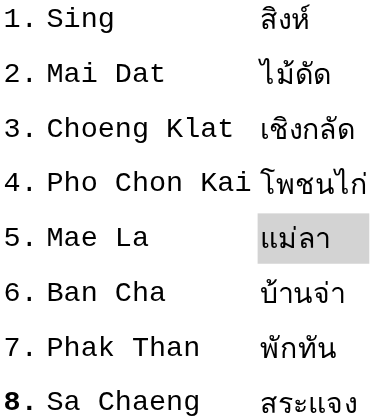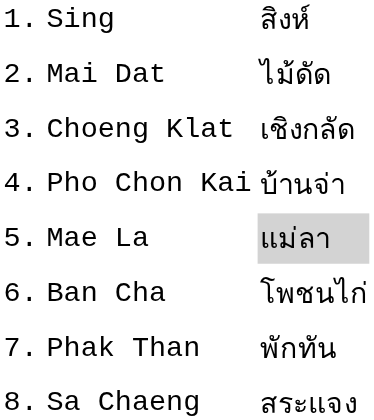(314, 186) โพชนไก่ -> (303, 186) บ้านจ่า
(303, 296) บ้านจ่า -> (314, 296) โพชนไก่
(21, 403) bold -> (21, 403) normal
